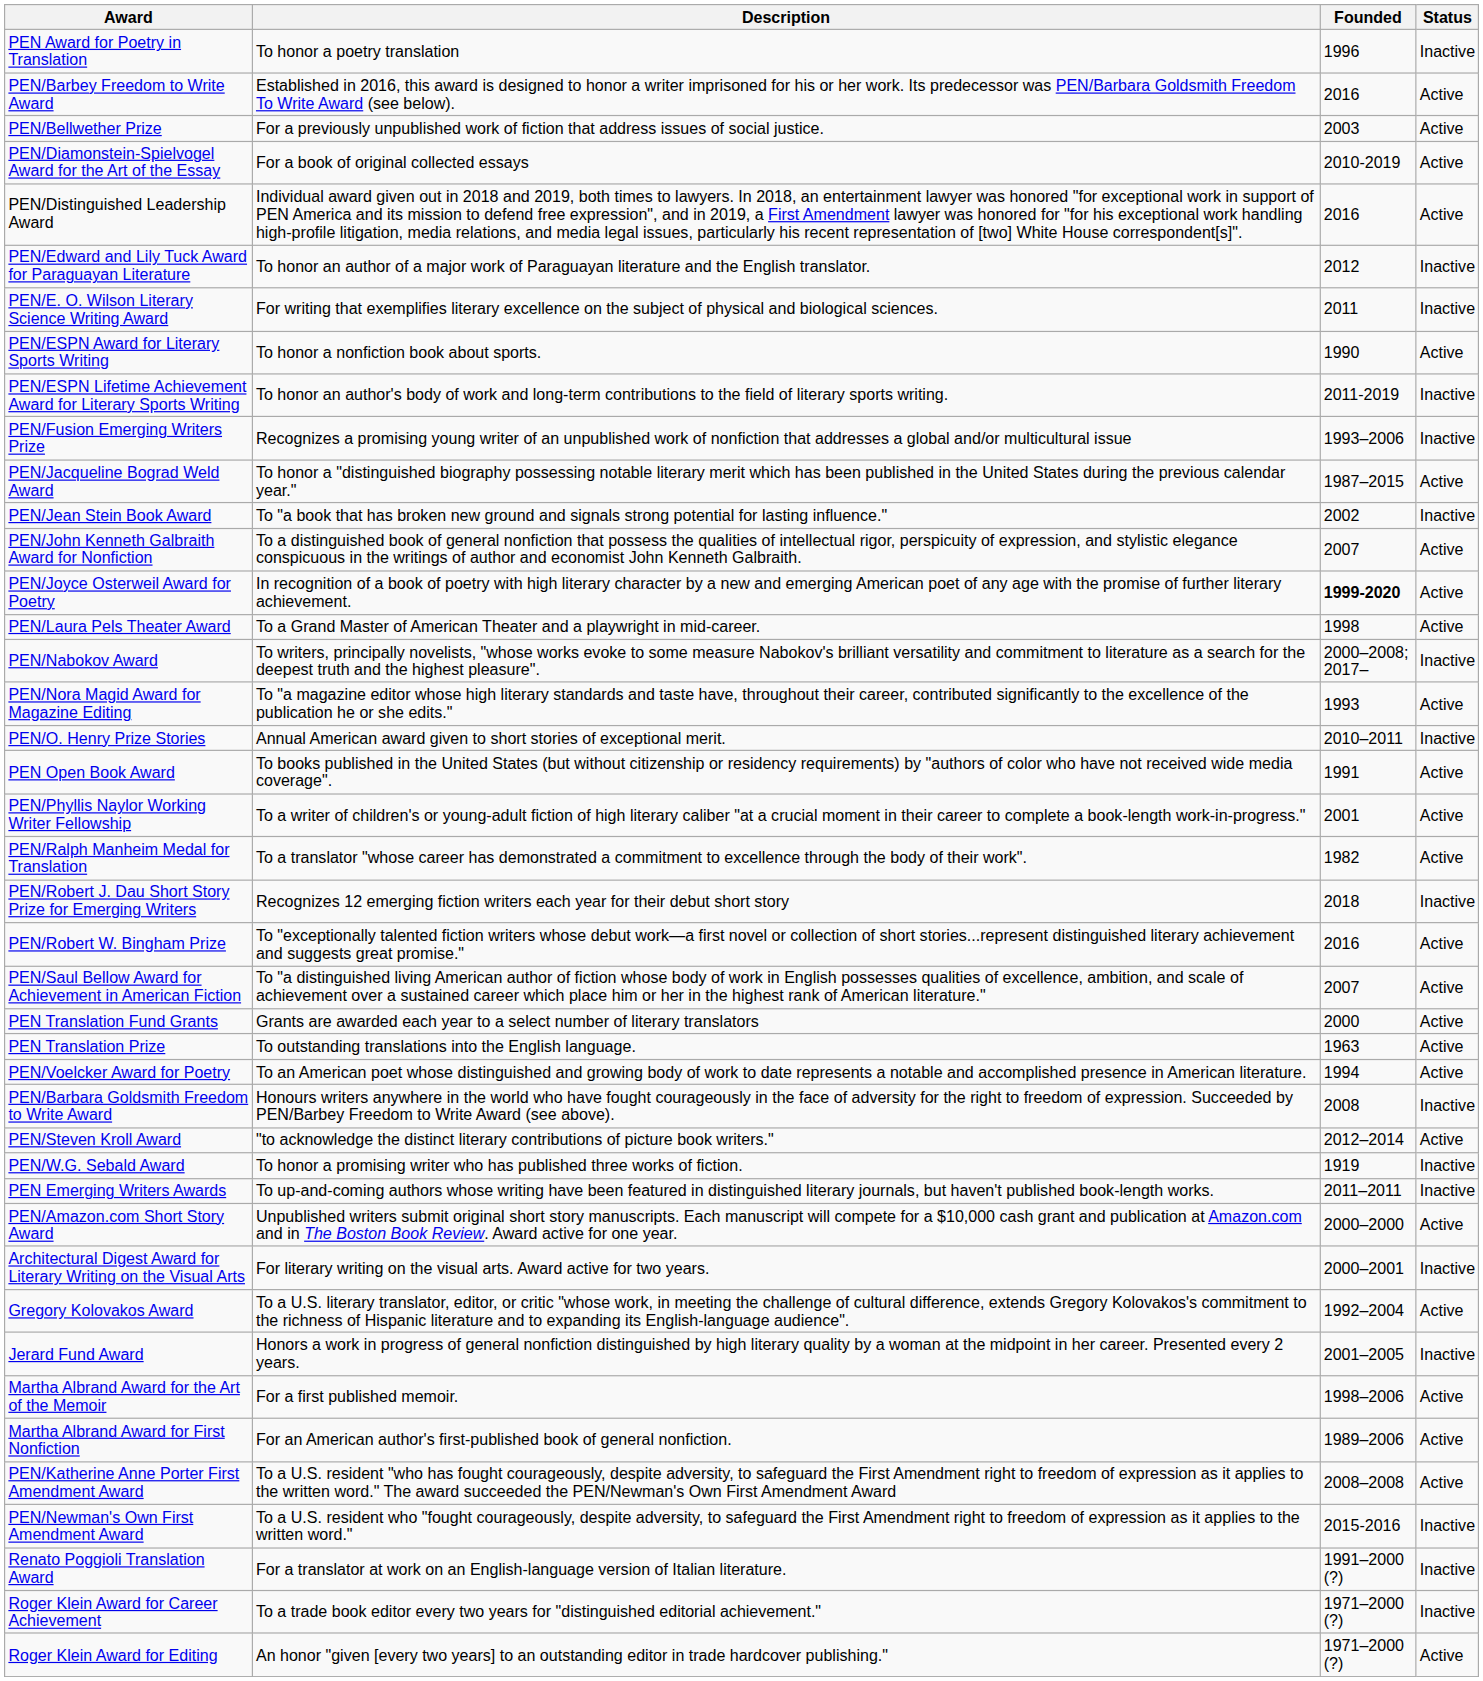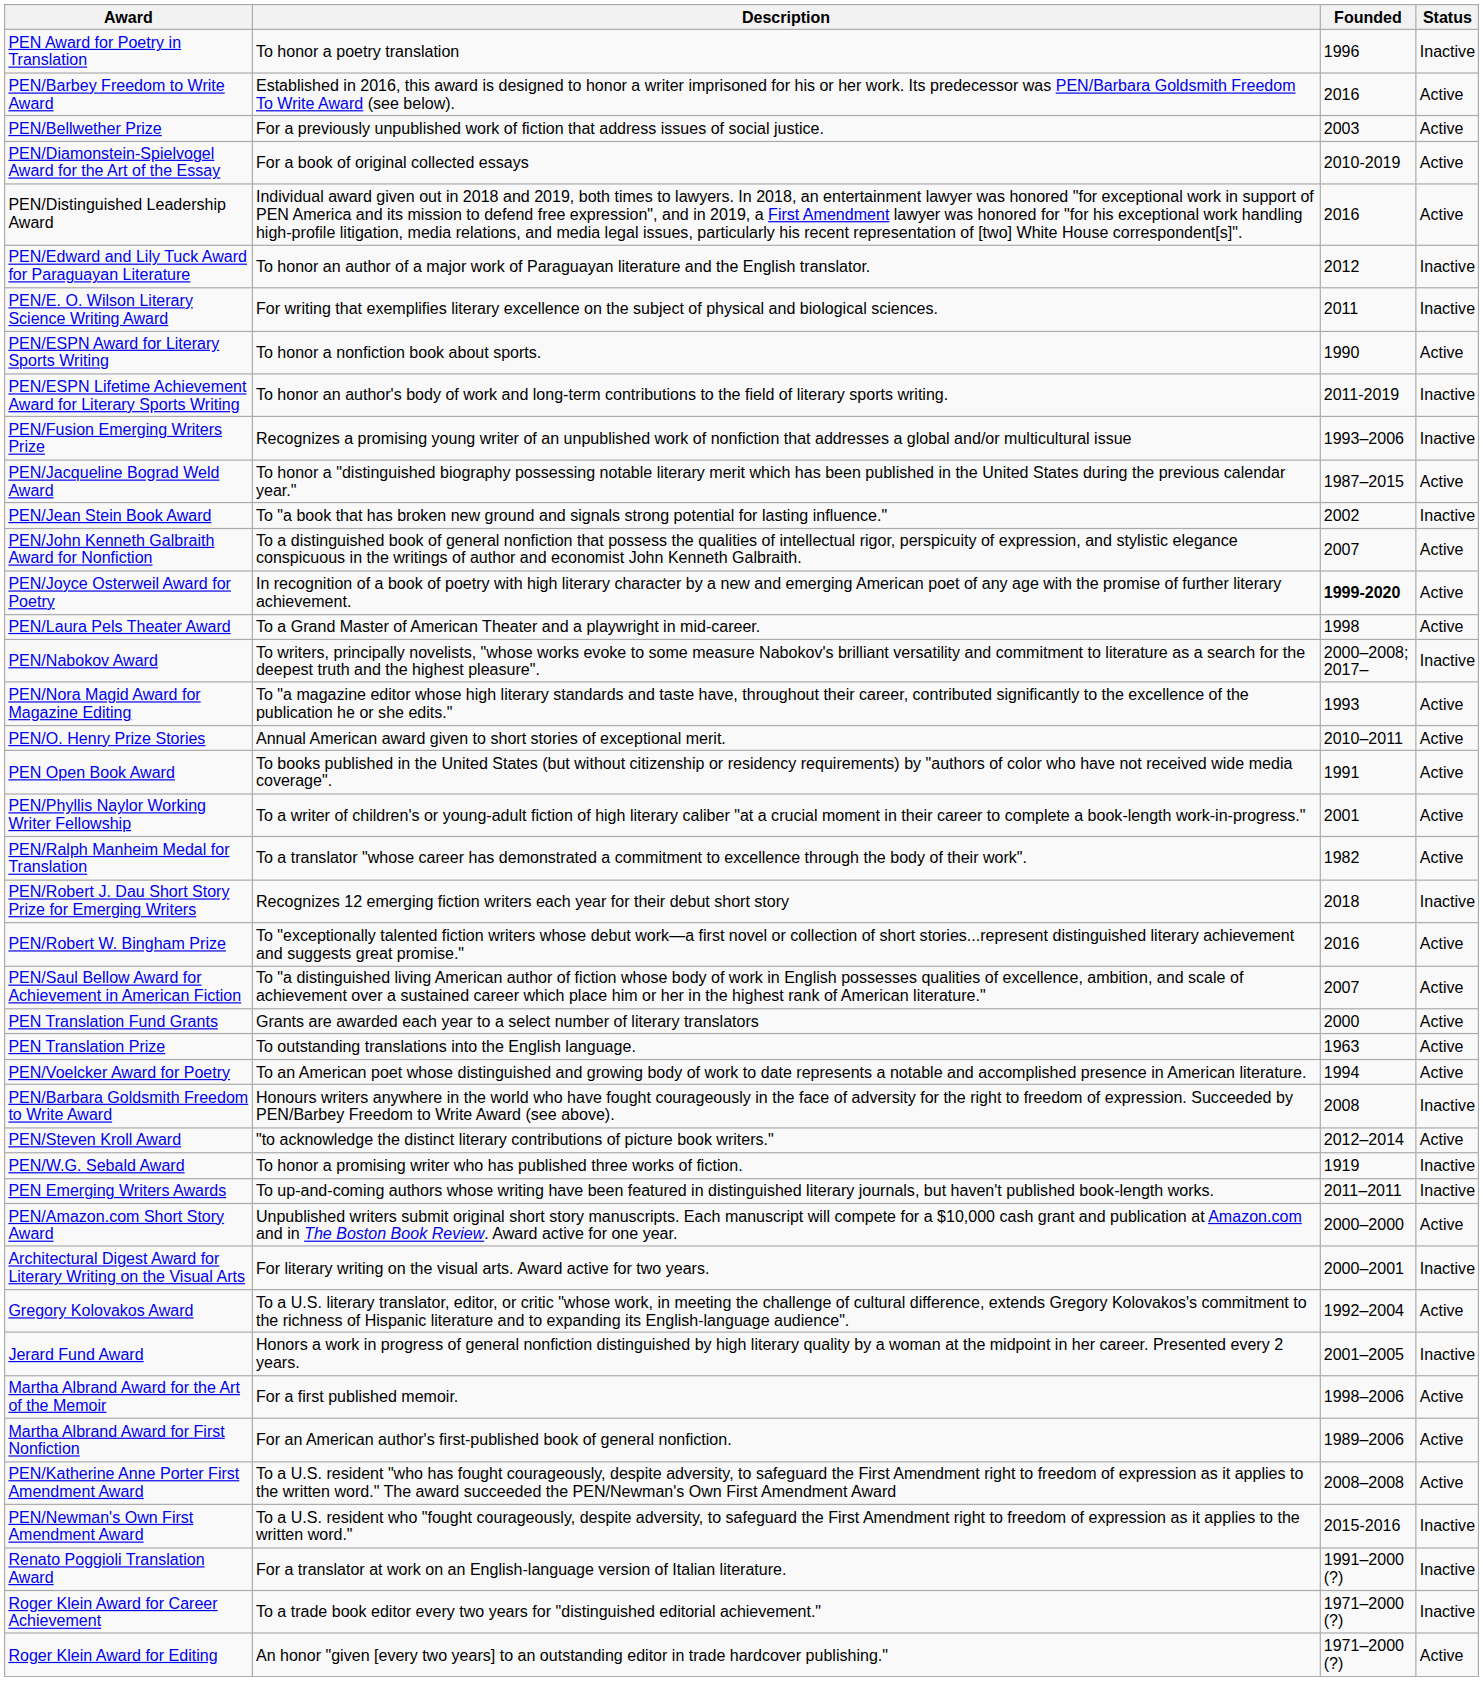(1447, 738) Inactive -> (1442, 738) Active
